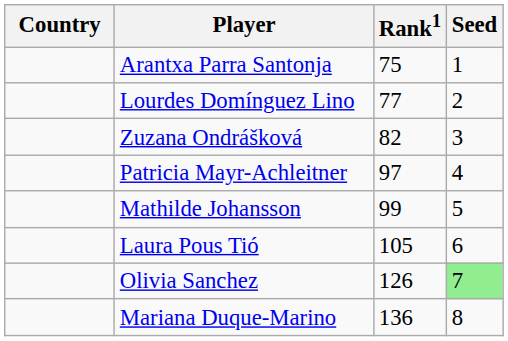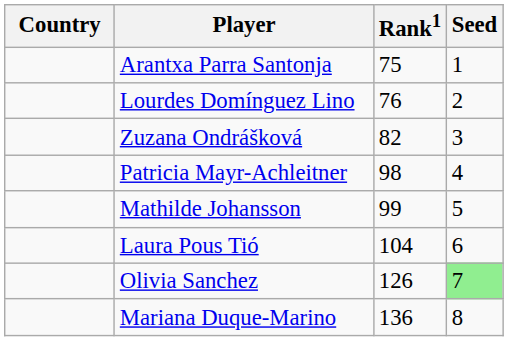(390, 100) 77 -> (390, 100) 76
(390, 172) 97 -> (390, 172) 98
(396, 244) 105 -> (396, 244) 104
